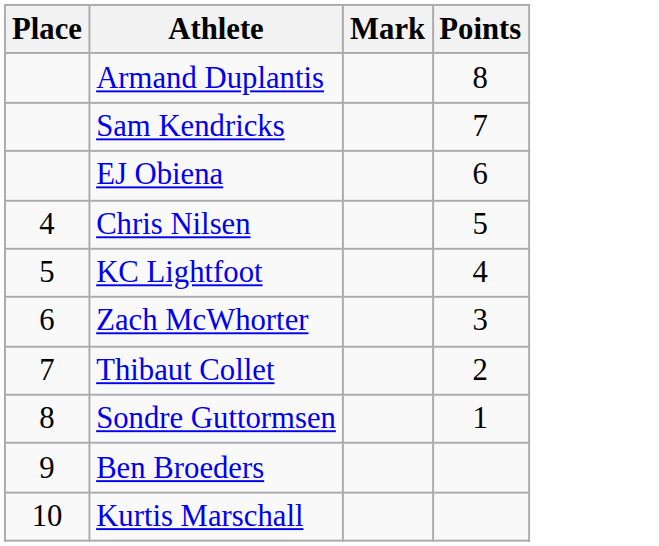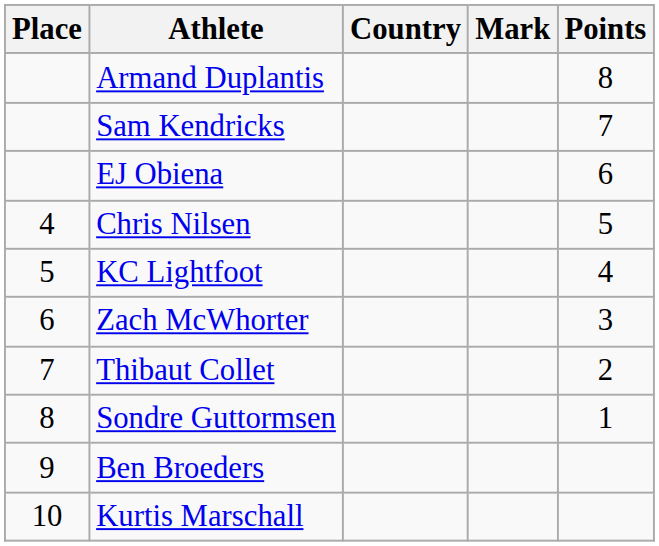+ column: (406, 28)
